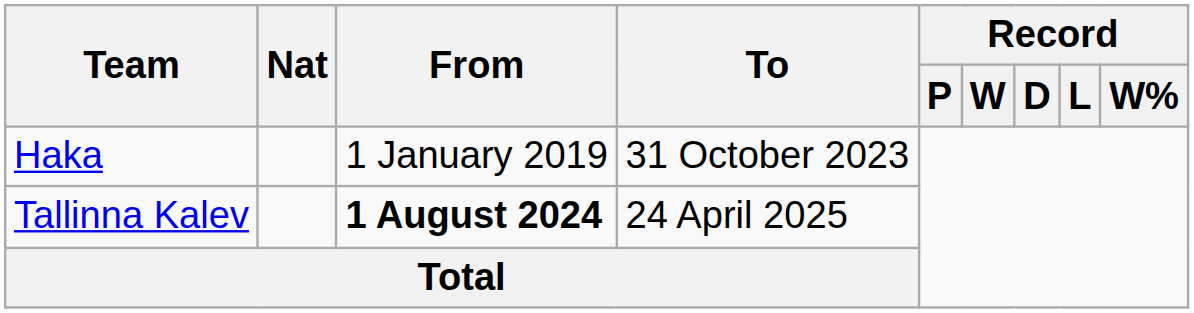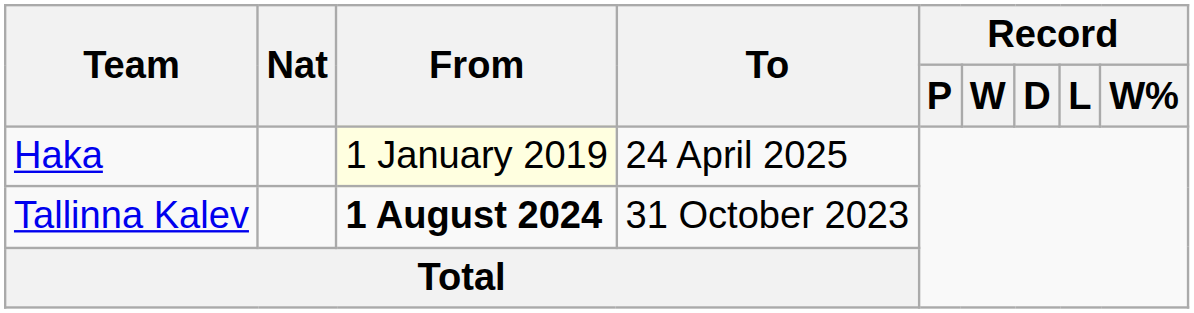(477, 155) no background -> (477, 155) lightyellow background
(767, 155) 31 October 2023 -> (737, 155) 24 April 2025
(737, 215) 24 April 2025 -> (767, 215) 31 October 2023
